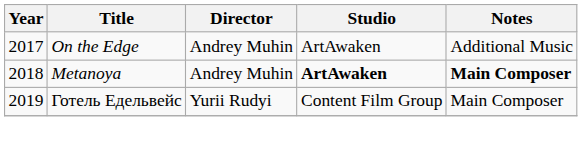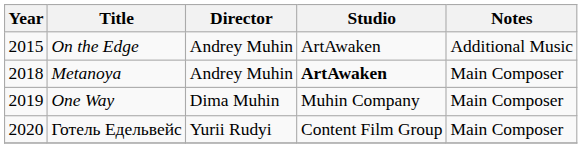(26, 45) 2017 -> (26, 45) 2015
(511, 73) bold -> (507, 73) normal
+ row: (83, 101)
(26, 101) 2019 -> (26, 128) 2020
